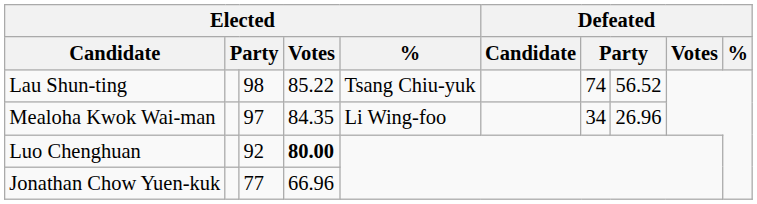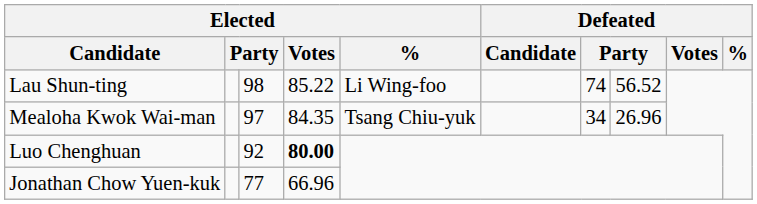(410, 85) Tsang Chiu-yuk -> (395, 85) Li Wing-foo
(395, 118) Li Wing-foo -> (410, 118) Tsang Chiu-yuk
